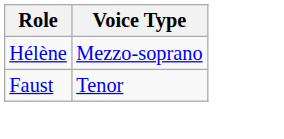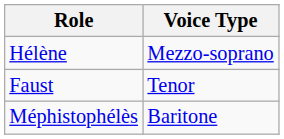+ row: (74, 117)
